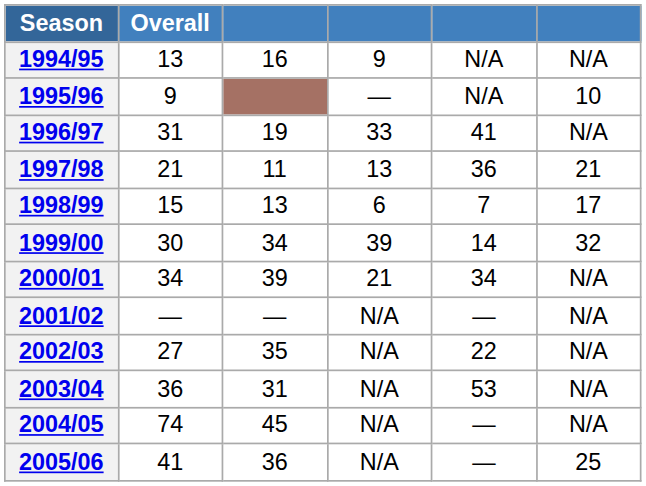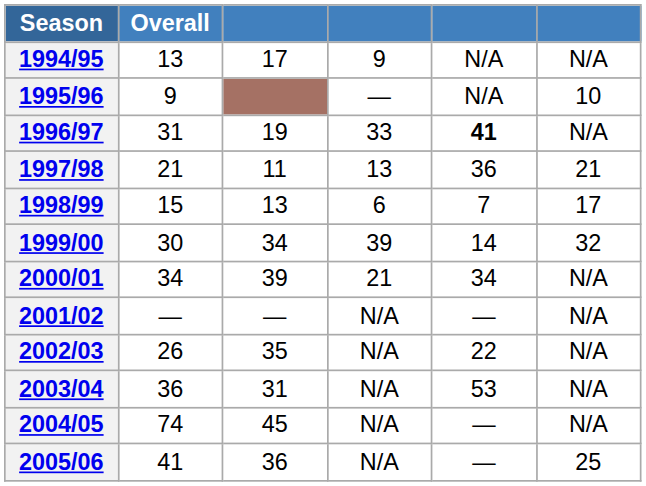(275, 59) 16 -> (275, 59) 17
(484, 133) normal -> (484, 133) bold
(170, 352) 27 -> (170, 352) 26
